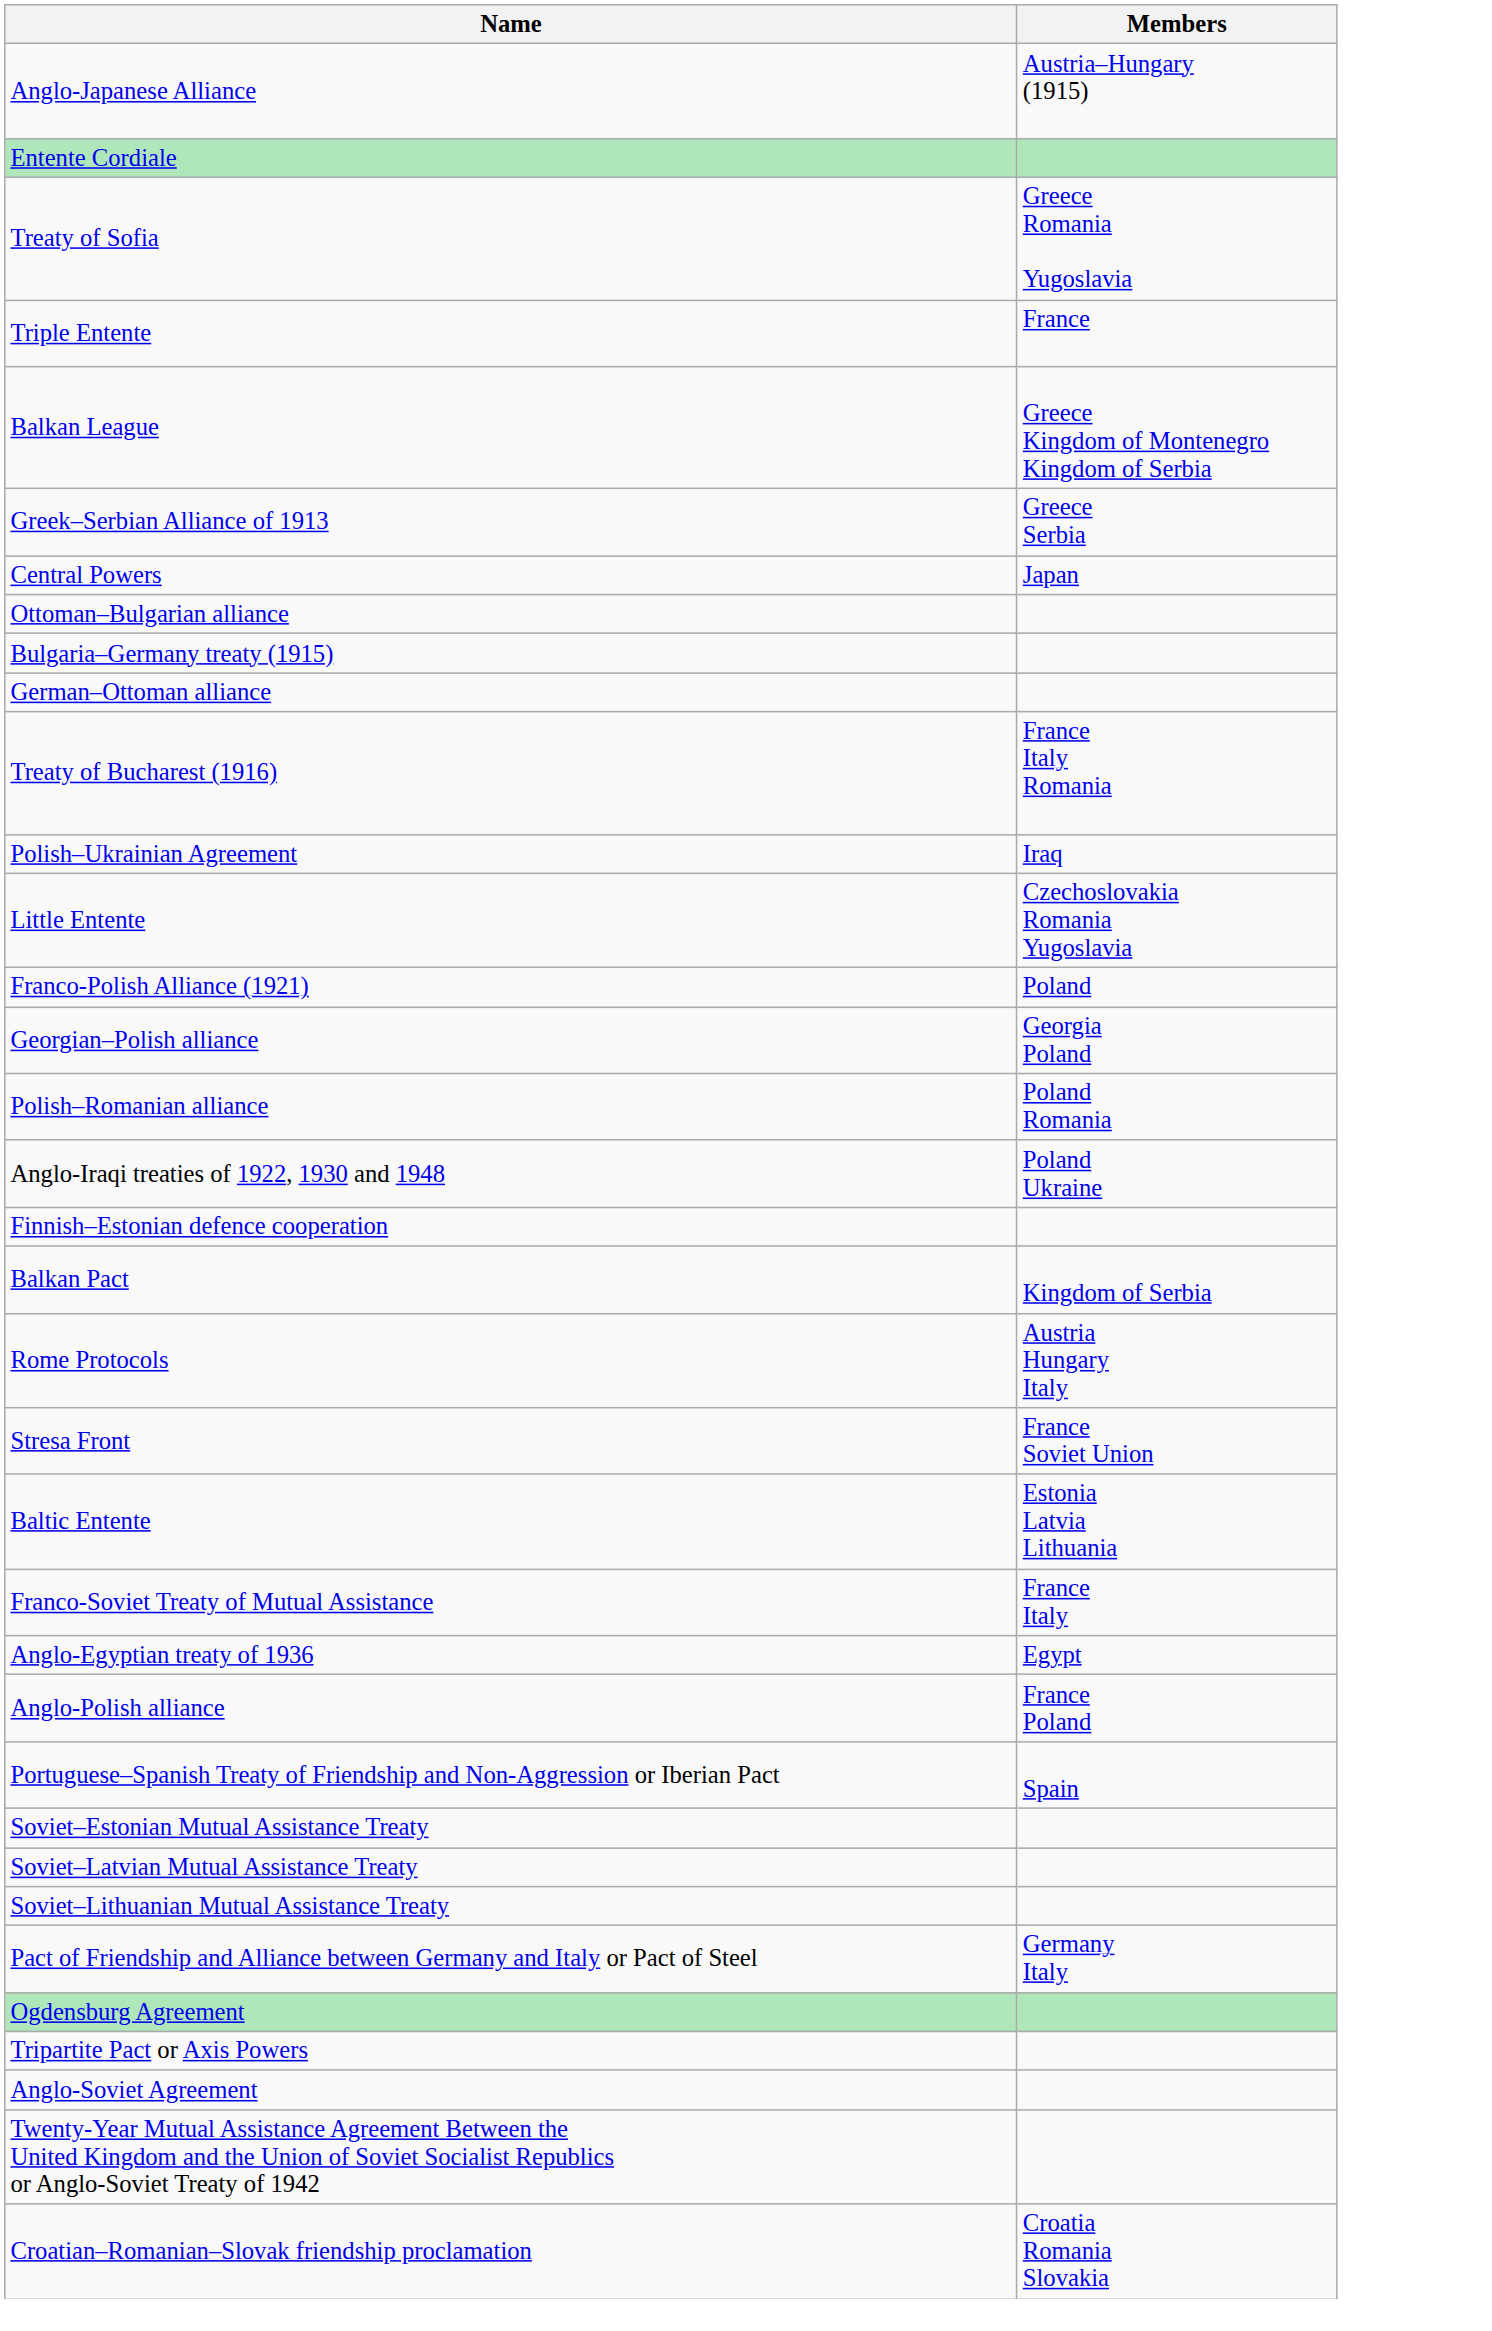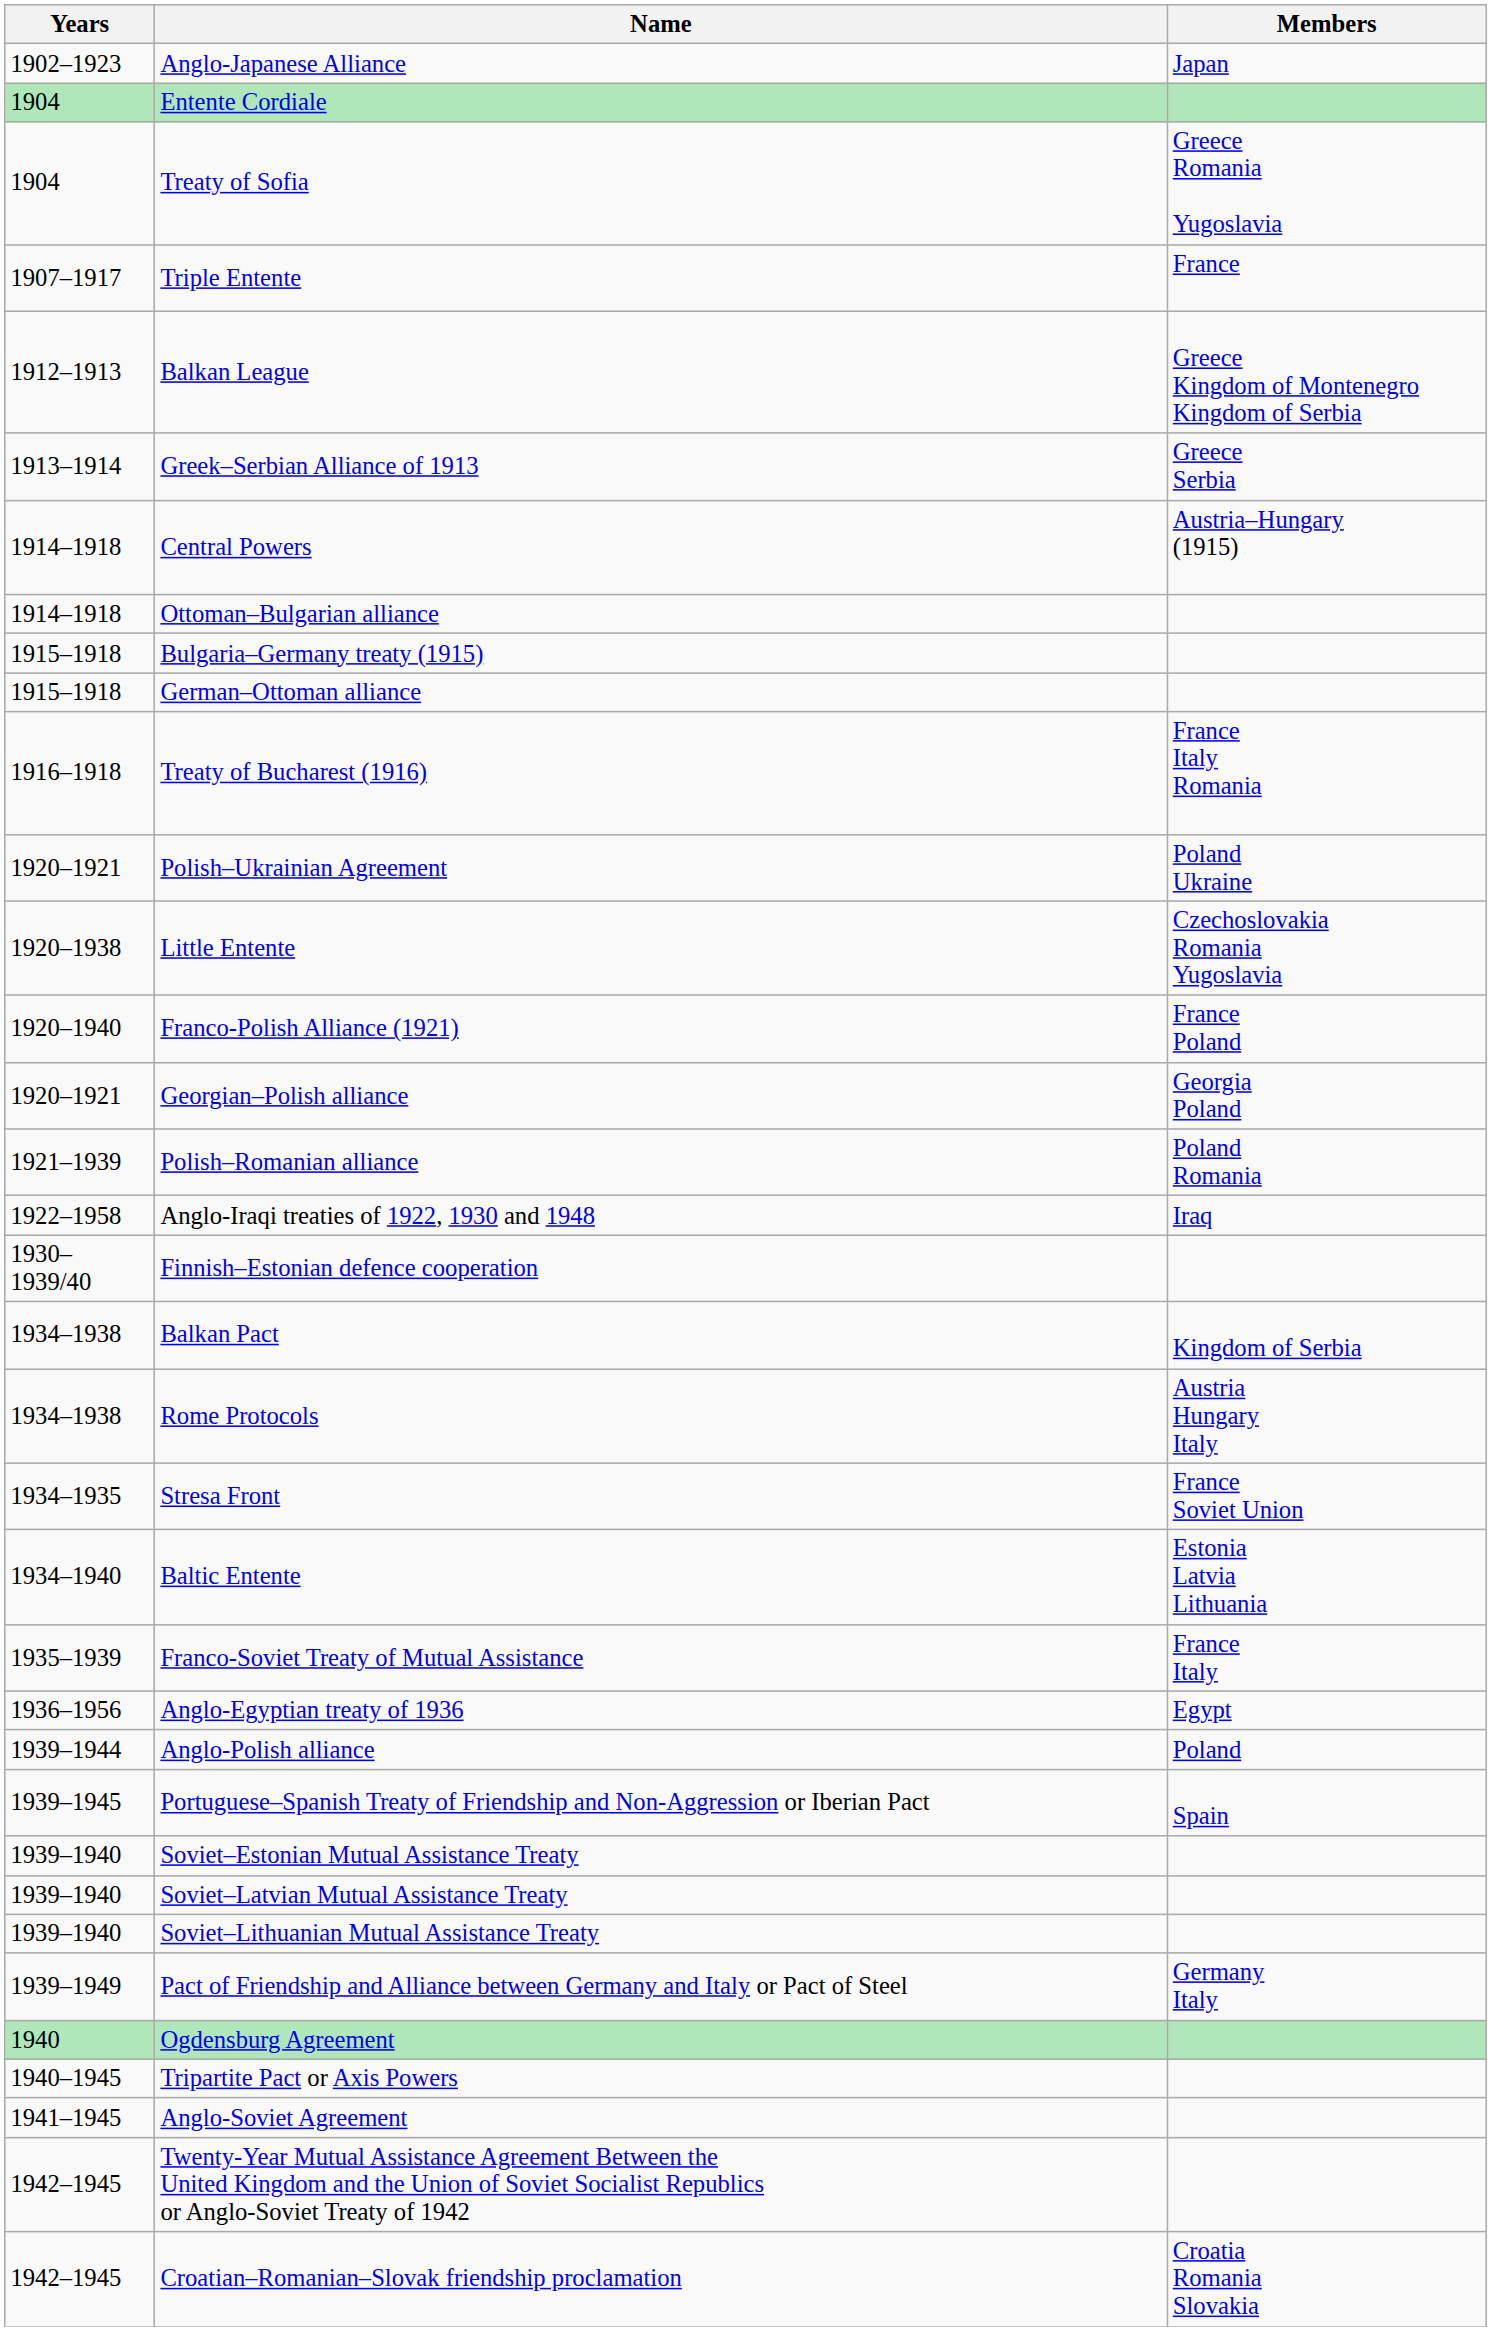+ column: (80, 24)
(1108, 76) Austria–Hungary (1915) -> (1201, 63) Japan
(1051, 574) Japan -> (1258, 533) Austria–Hungary (1915)
(1043, 853) Iraq -> (1212, 867) Poland Ukraine
(1057, 986) Poland -> (1207, 1028) France Poland
(1062, 1173) Poland Ukraine -> (1193, 1215) Iraq
(1057, 1707) France Poland -> (1207, 1749) Poland
